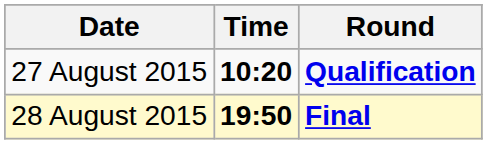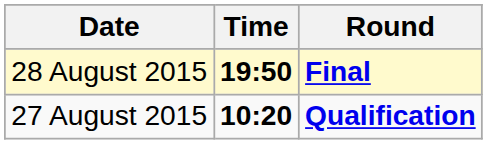rows swapped: (109, 71) <-> (109, 116)
